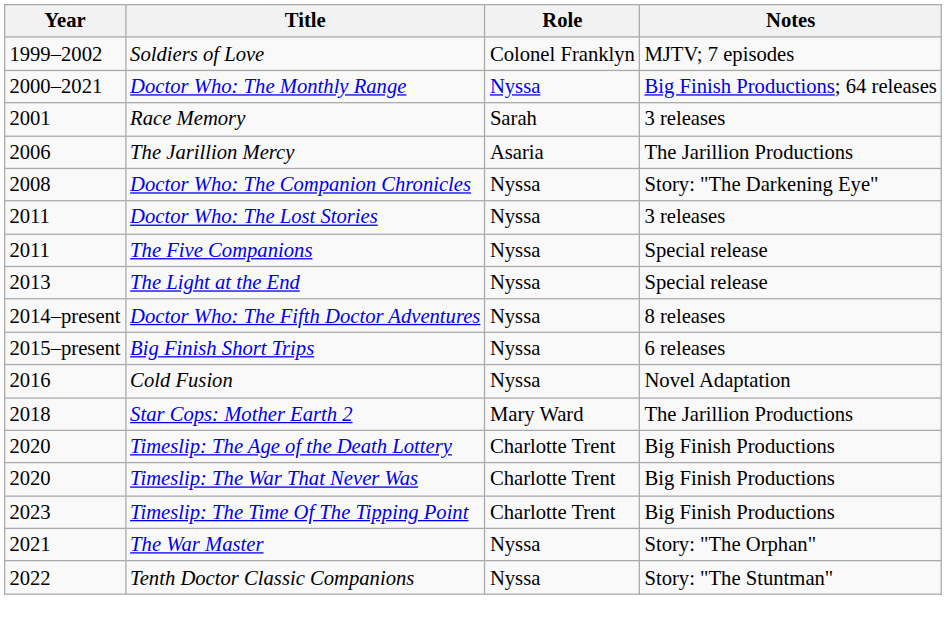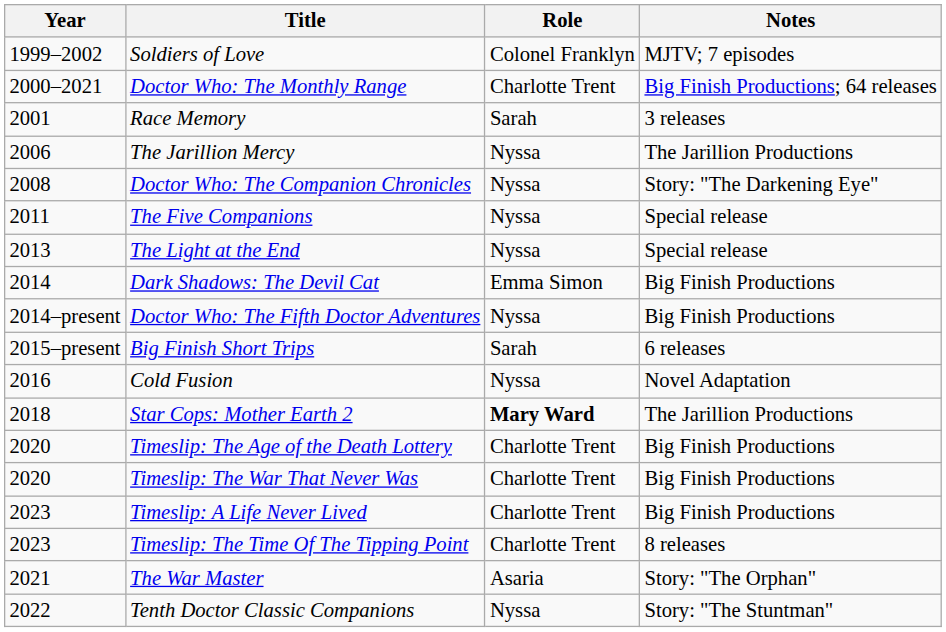(515, 86) Nyssa -> (553, 86) Charlotte Trent
(517, 151) Asaria -> (515, 151) Nyssa
- row: (254, 217)
+ row: (255, 282)
(685, 315) 8 releases -> (740, 315) Big Finish Productions
(515, 348) Nyssa -> (513, 348) Sarah
(537, 413) normal -> (542, 413) bold
+ row: (248, 511)
(740, 511) Big Finish Productions -> (685, 544) 8 releases
(515, 544) Nyssa -> (517, 577) Asaria
